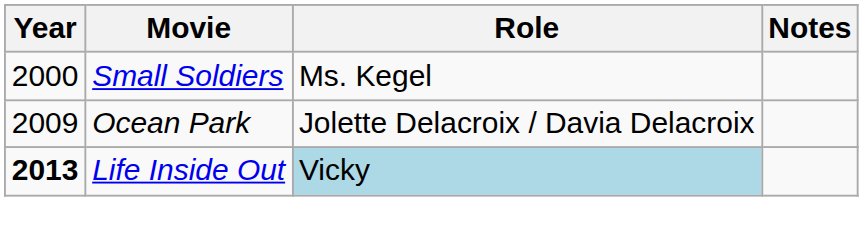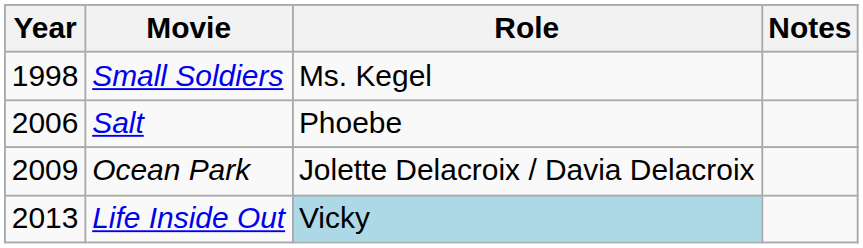(45, 75) 2000 -> (45, 75) 1998
+ row: (118, 123)
(45, 170) bold -> (45, 218) normal
